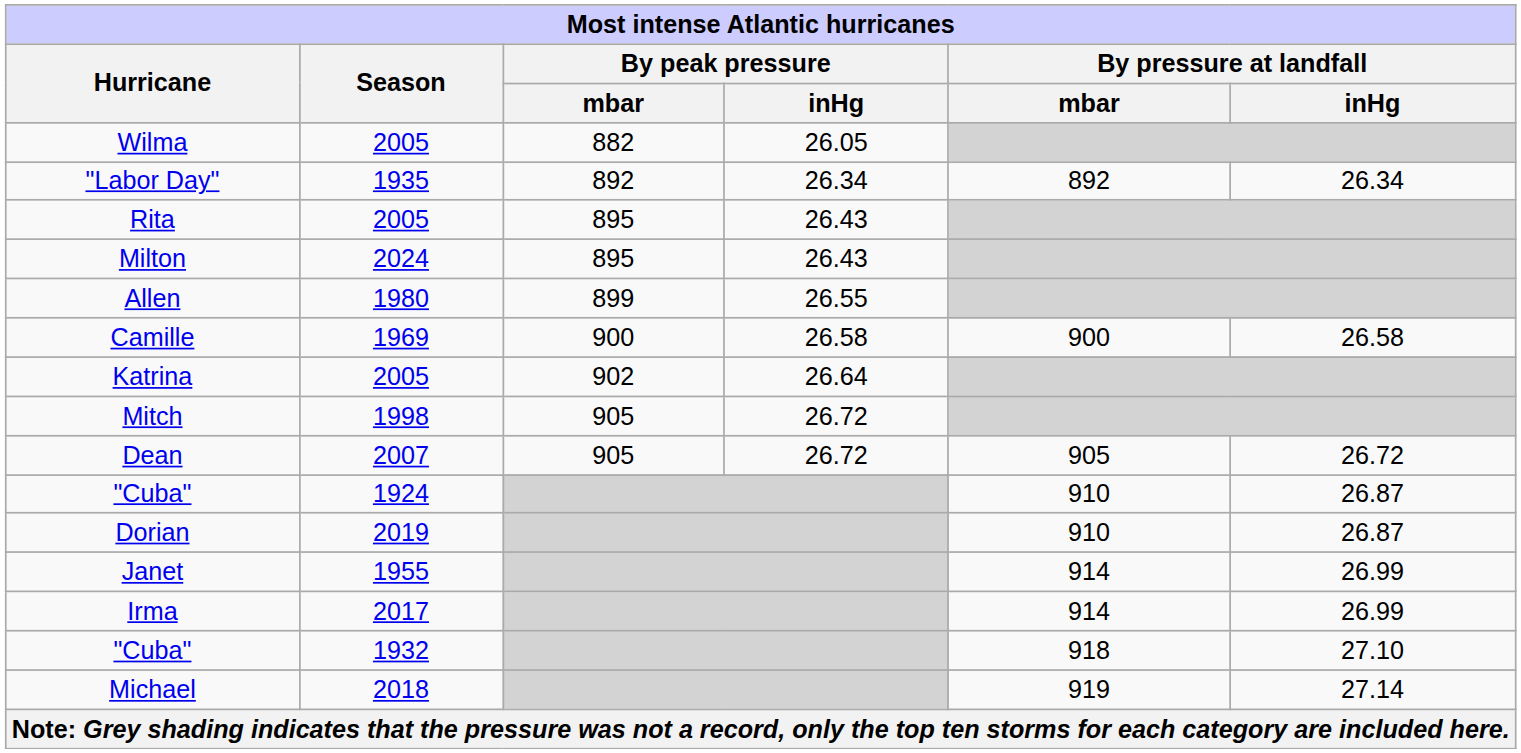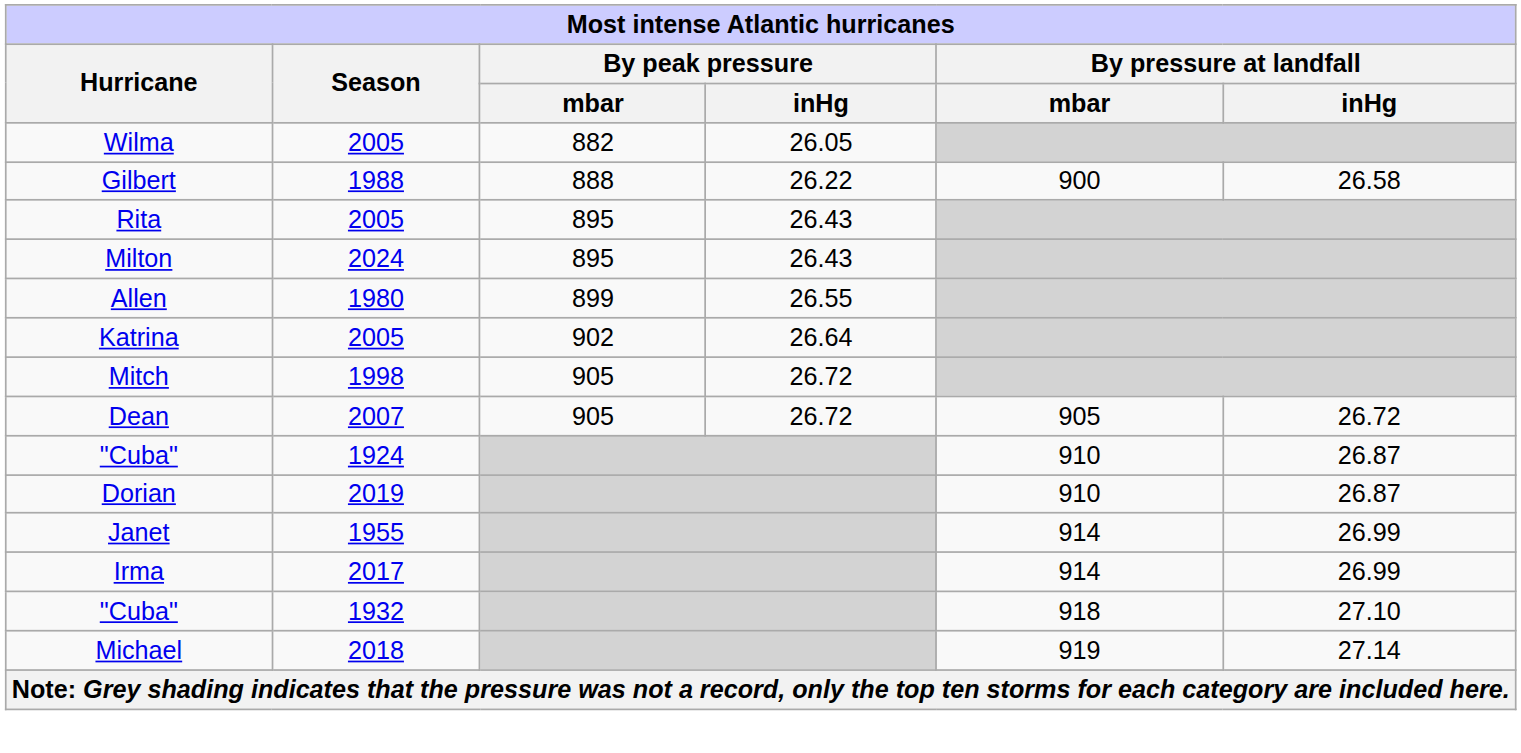+ row: (139, 181)
- row: (152, 181)
- row: (152, 337)
